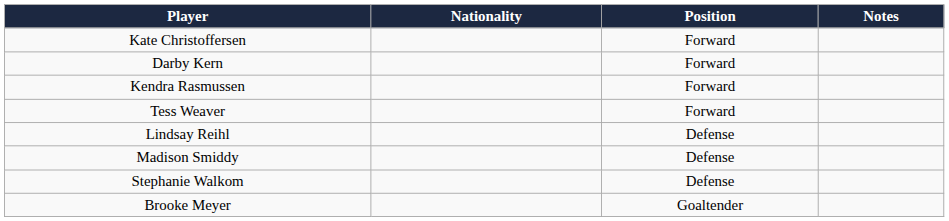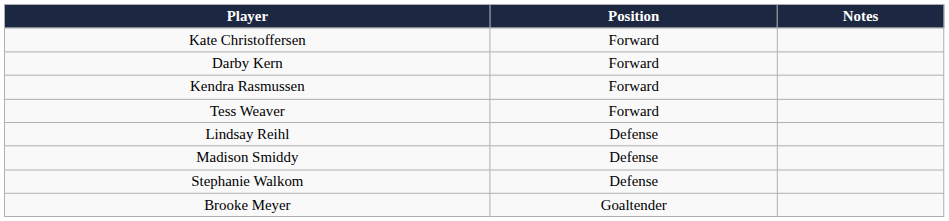- column: (486, 16)
